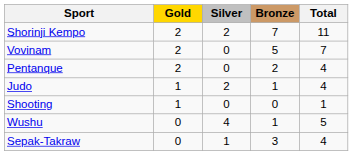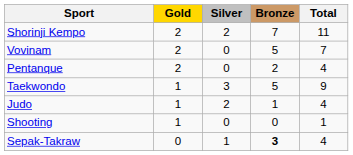+ row: (36, 86)
- row: (25, 123)
(275, 141) normal -> (275, 141) bold
